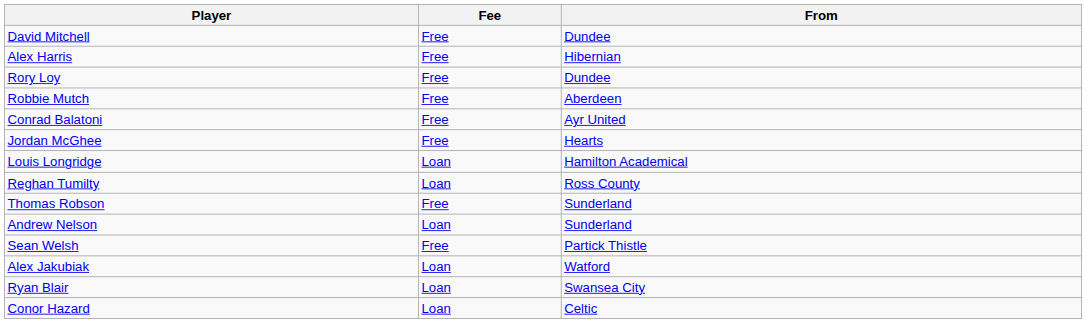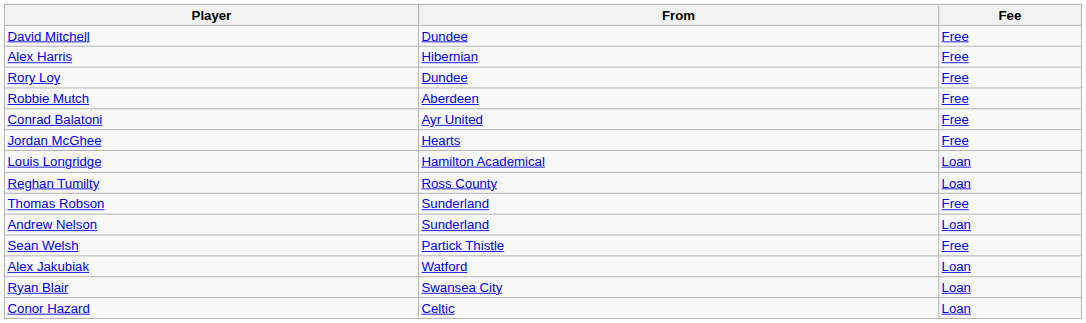columns swapped: (821, 15) <-> (490, 15)
